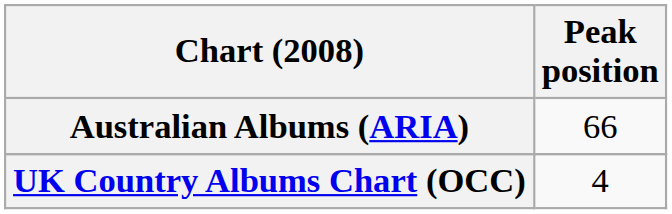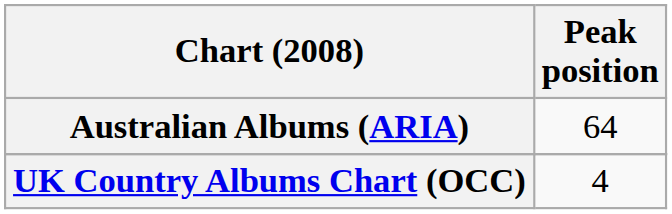(600, 125) 66 -> (600, 125) 64
